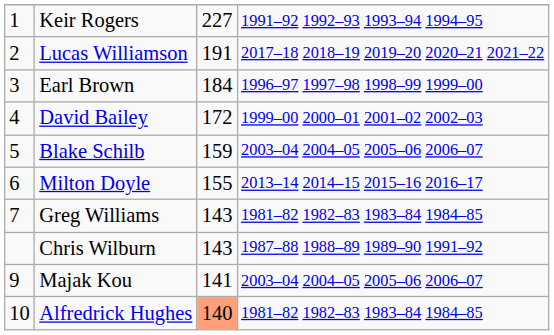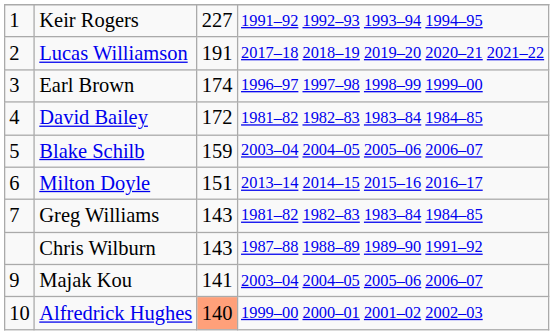(217, 85) 184 -> (217, 85) 174
(362, 118) 1999–00 2000–01 2001–02 2002–03 -> (362, 118) 1981–82 1982–83 1983–84 1984–85
(217, 183) 155 -> (217, 183) 151
(362, 313) 1981–82 1982–83 1983–84 1984–85 -> (362, 313) 1999–00 2000–01 2001–02 2002–03
